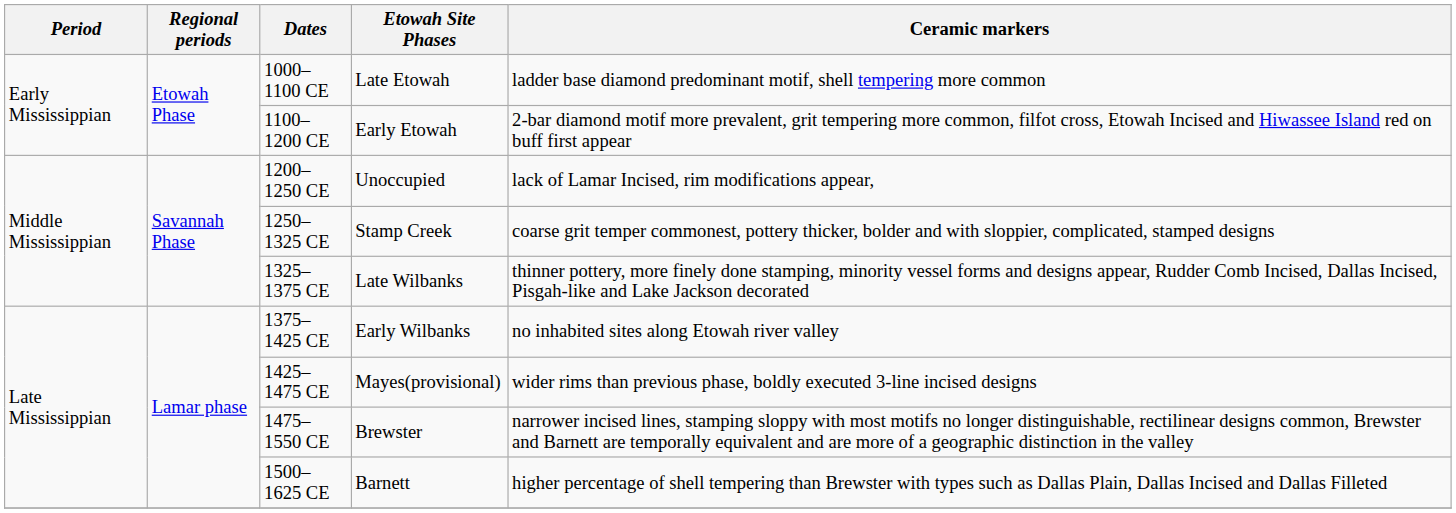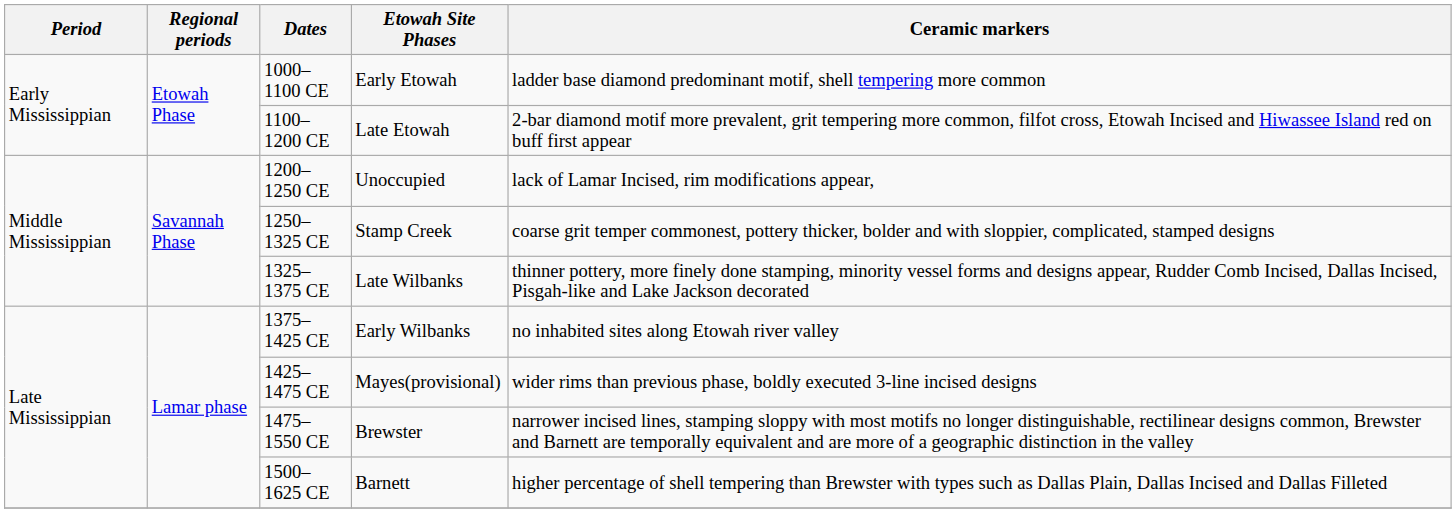(402, 79) Late Etowah -> (406, 79) Early Etowah
(406, 130) Early Etowah -> (402, 130) Late Etowah
